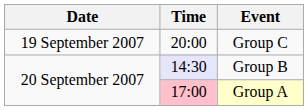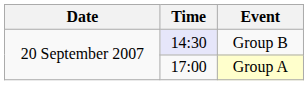- row: (260, 42)
(189, 92) pink background -> (189, 67) no background
